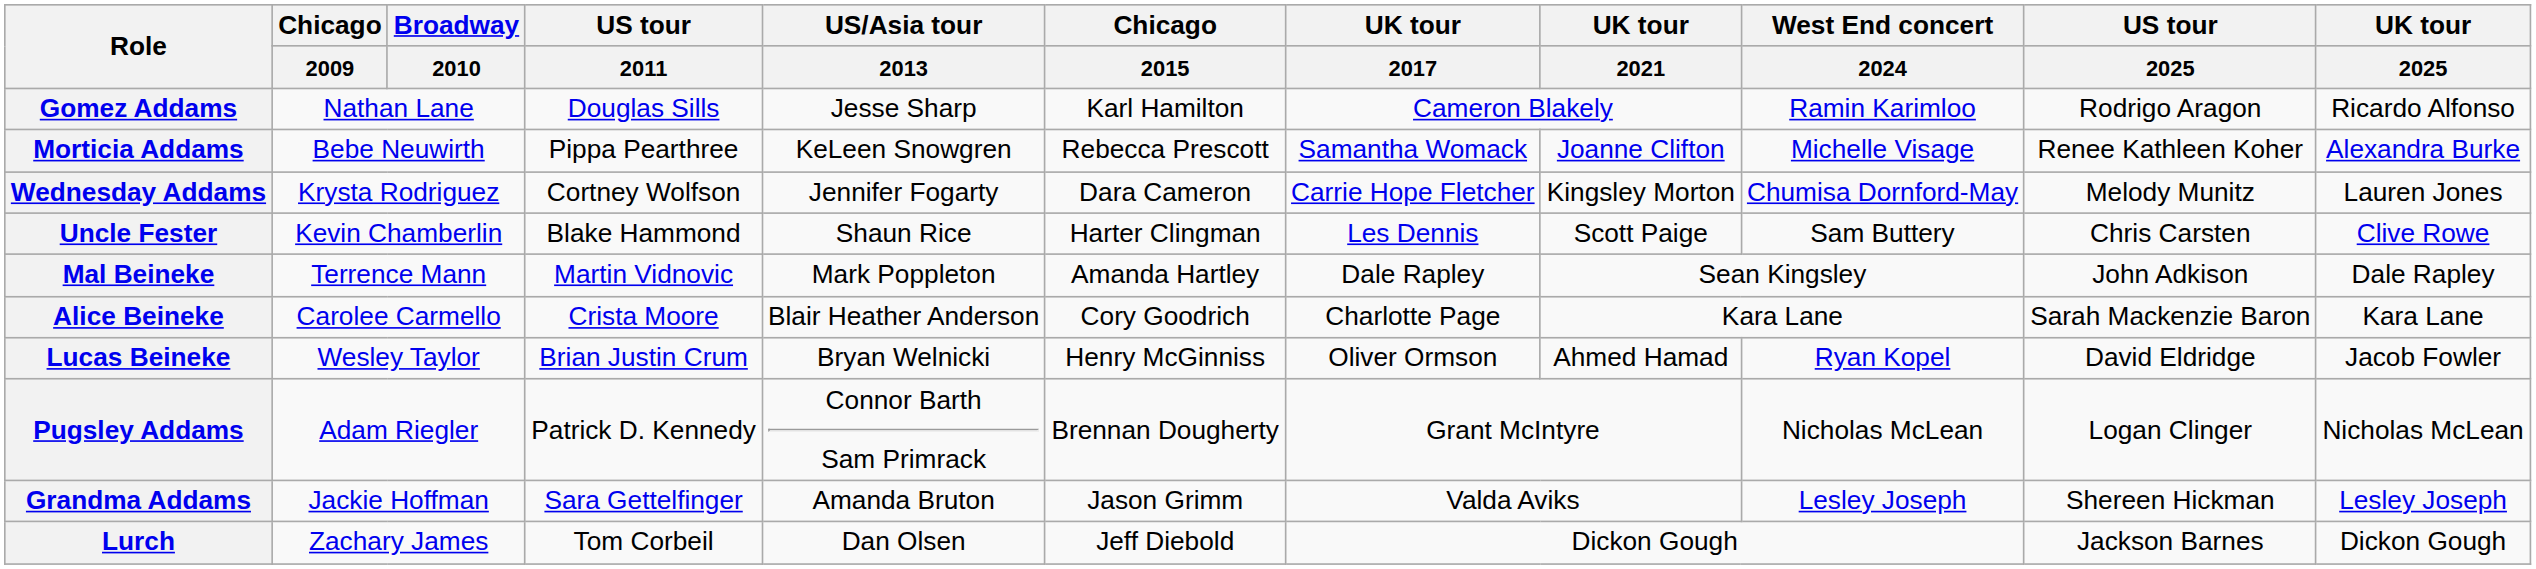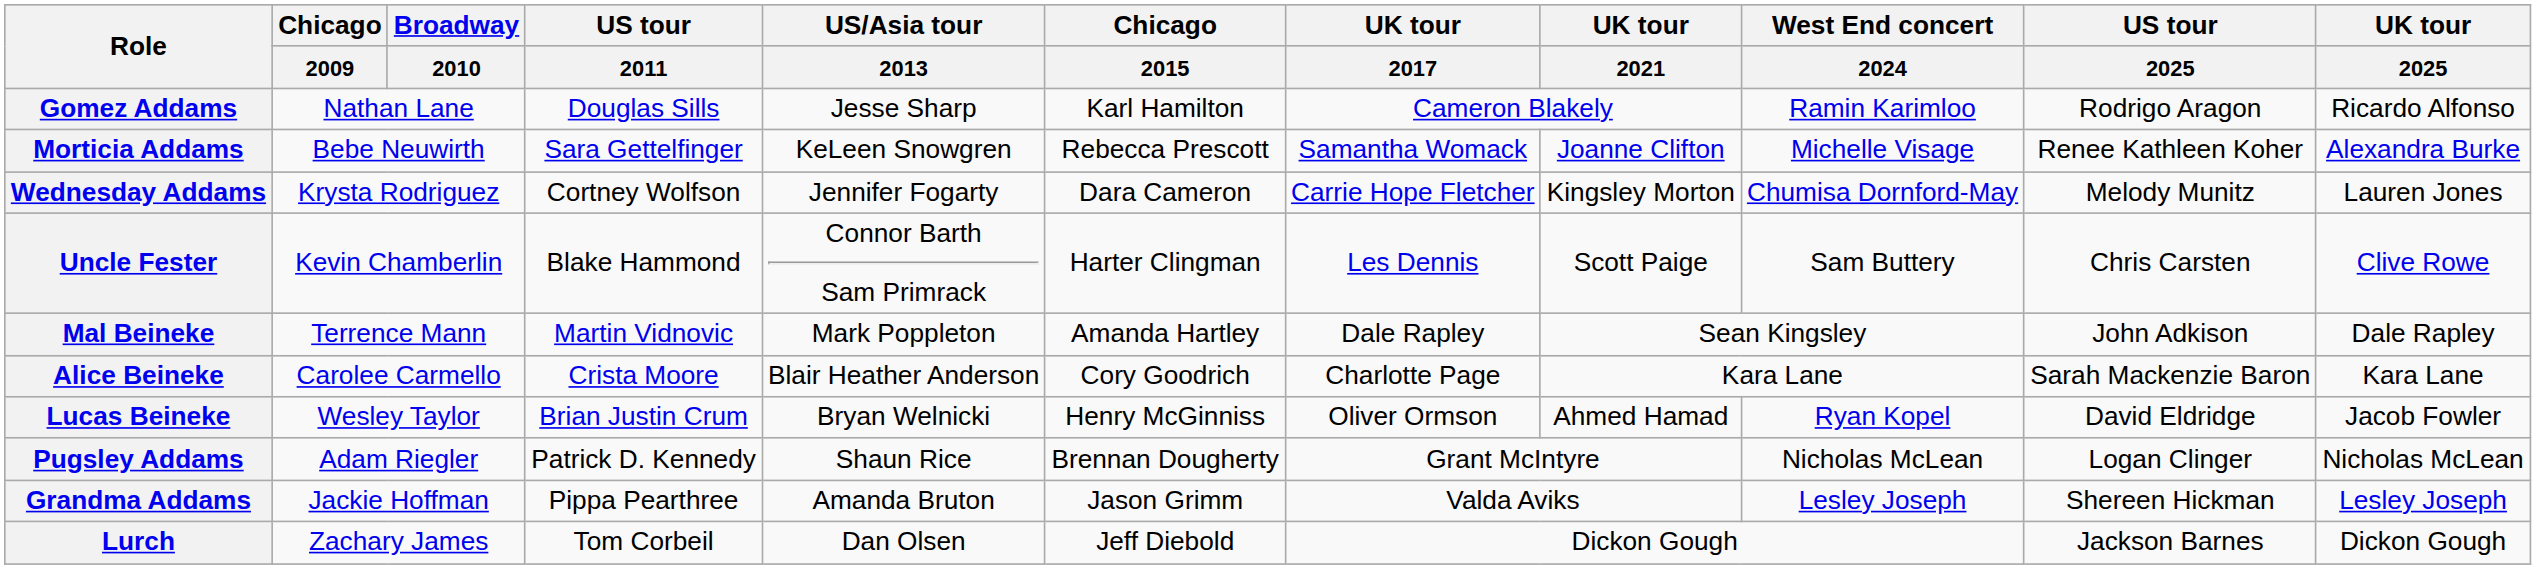(644, 150) Pippa Pearthree -> (644, 150) Sara Gettelfinger
(904, 233) Shaun Rice -> (904, 262) Connor Barth Sam Primrack
(904, 429) Connor Barth Sam Primrack -> (904, 458) Shaun Rice
(644, 500) Sara Gettelfinger -> (644, 500) Pippa Pearthree
